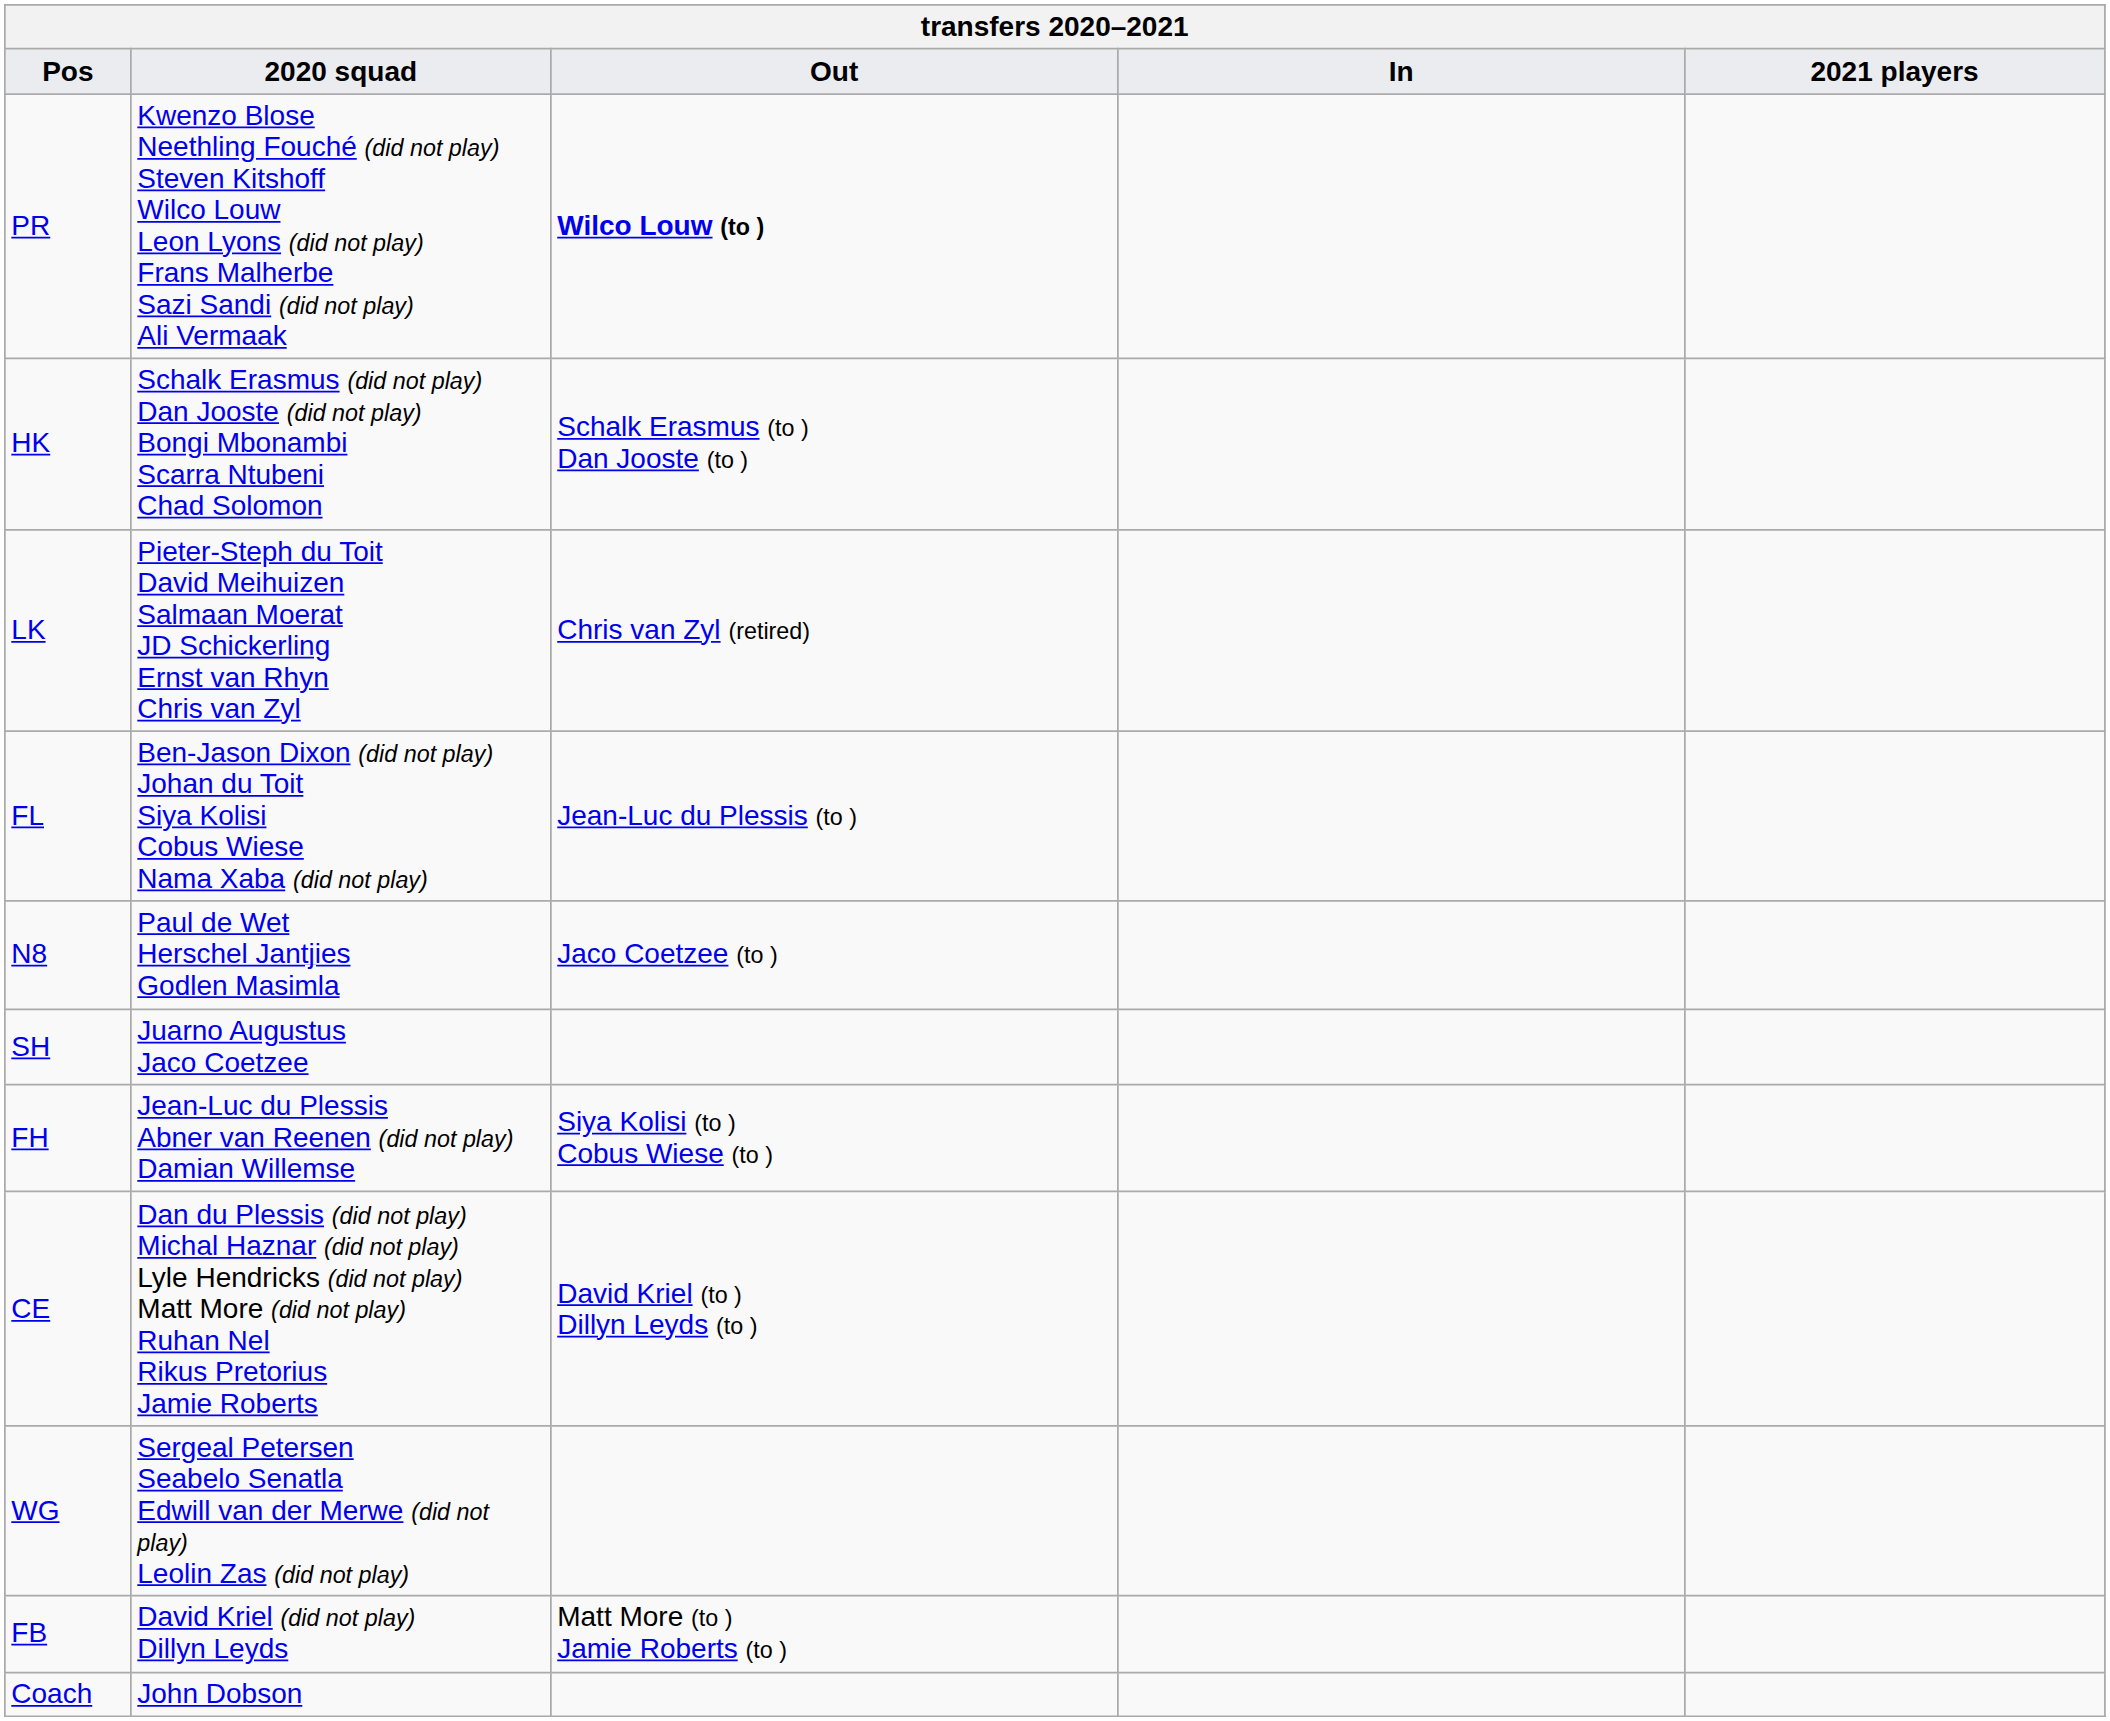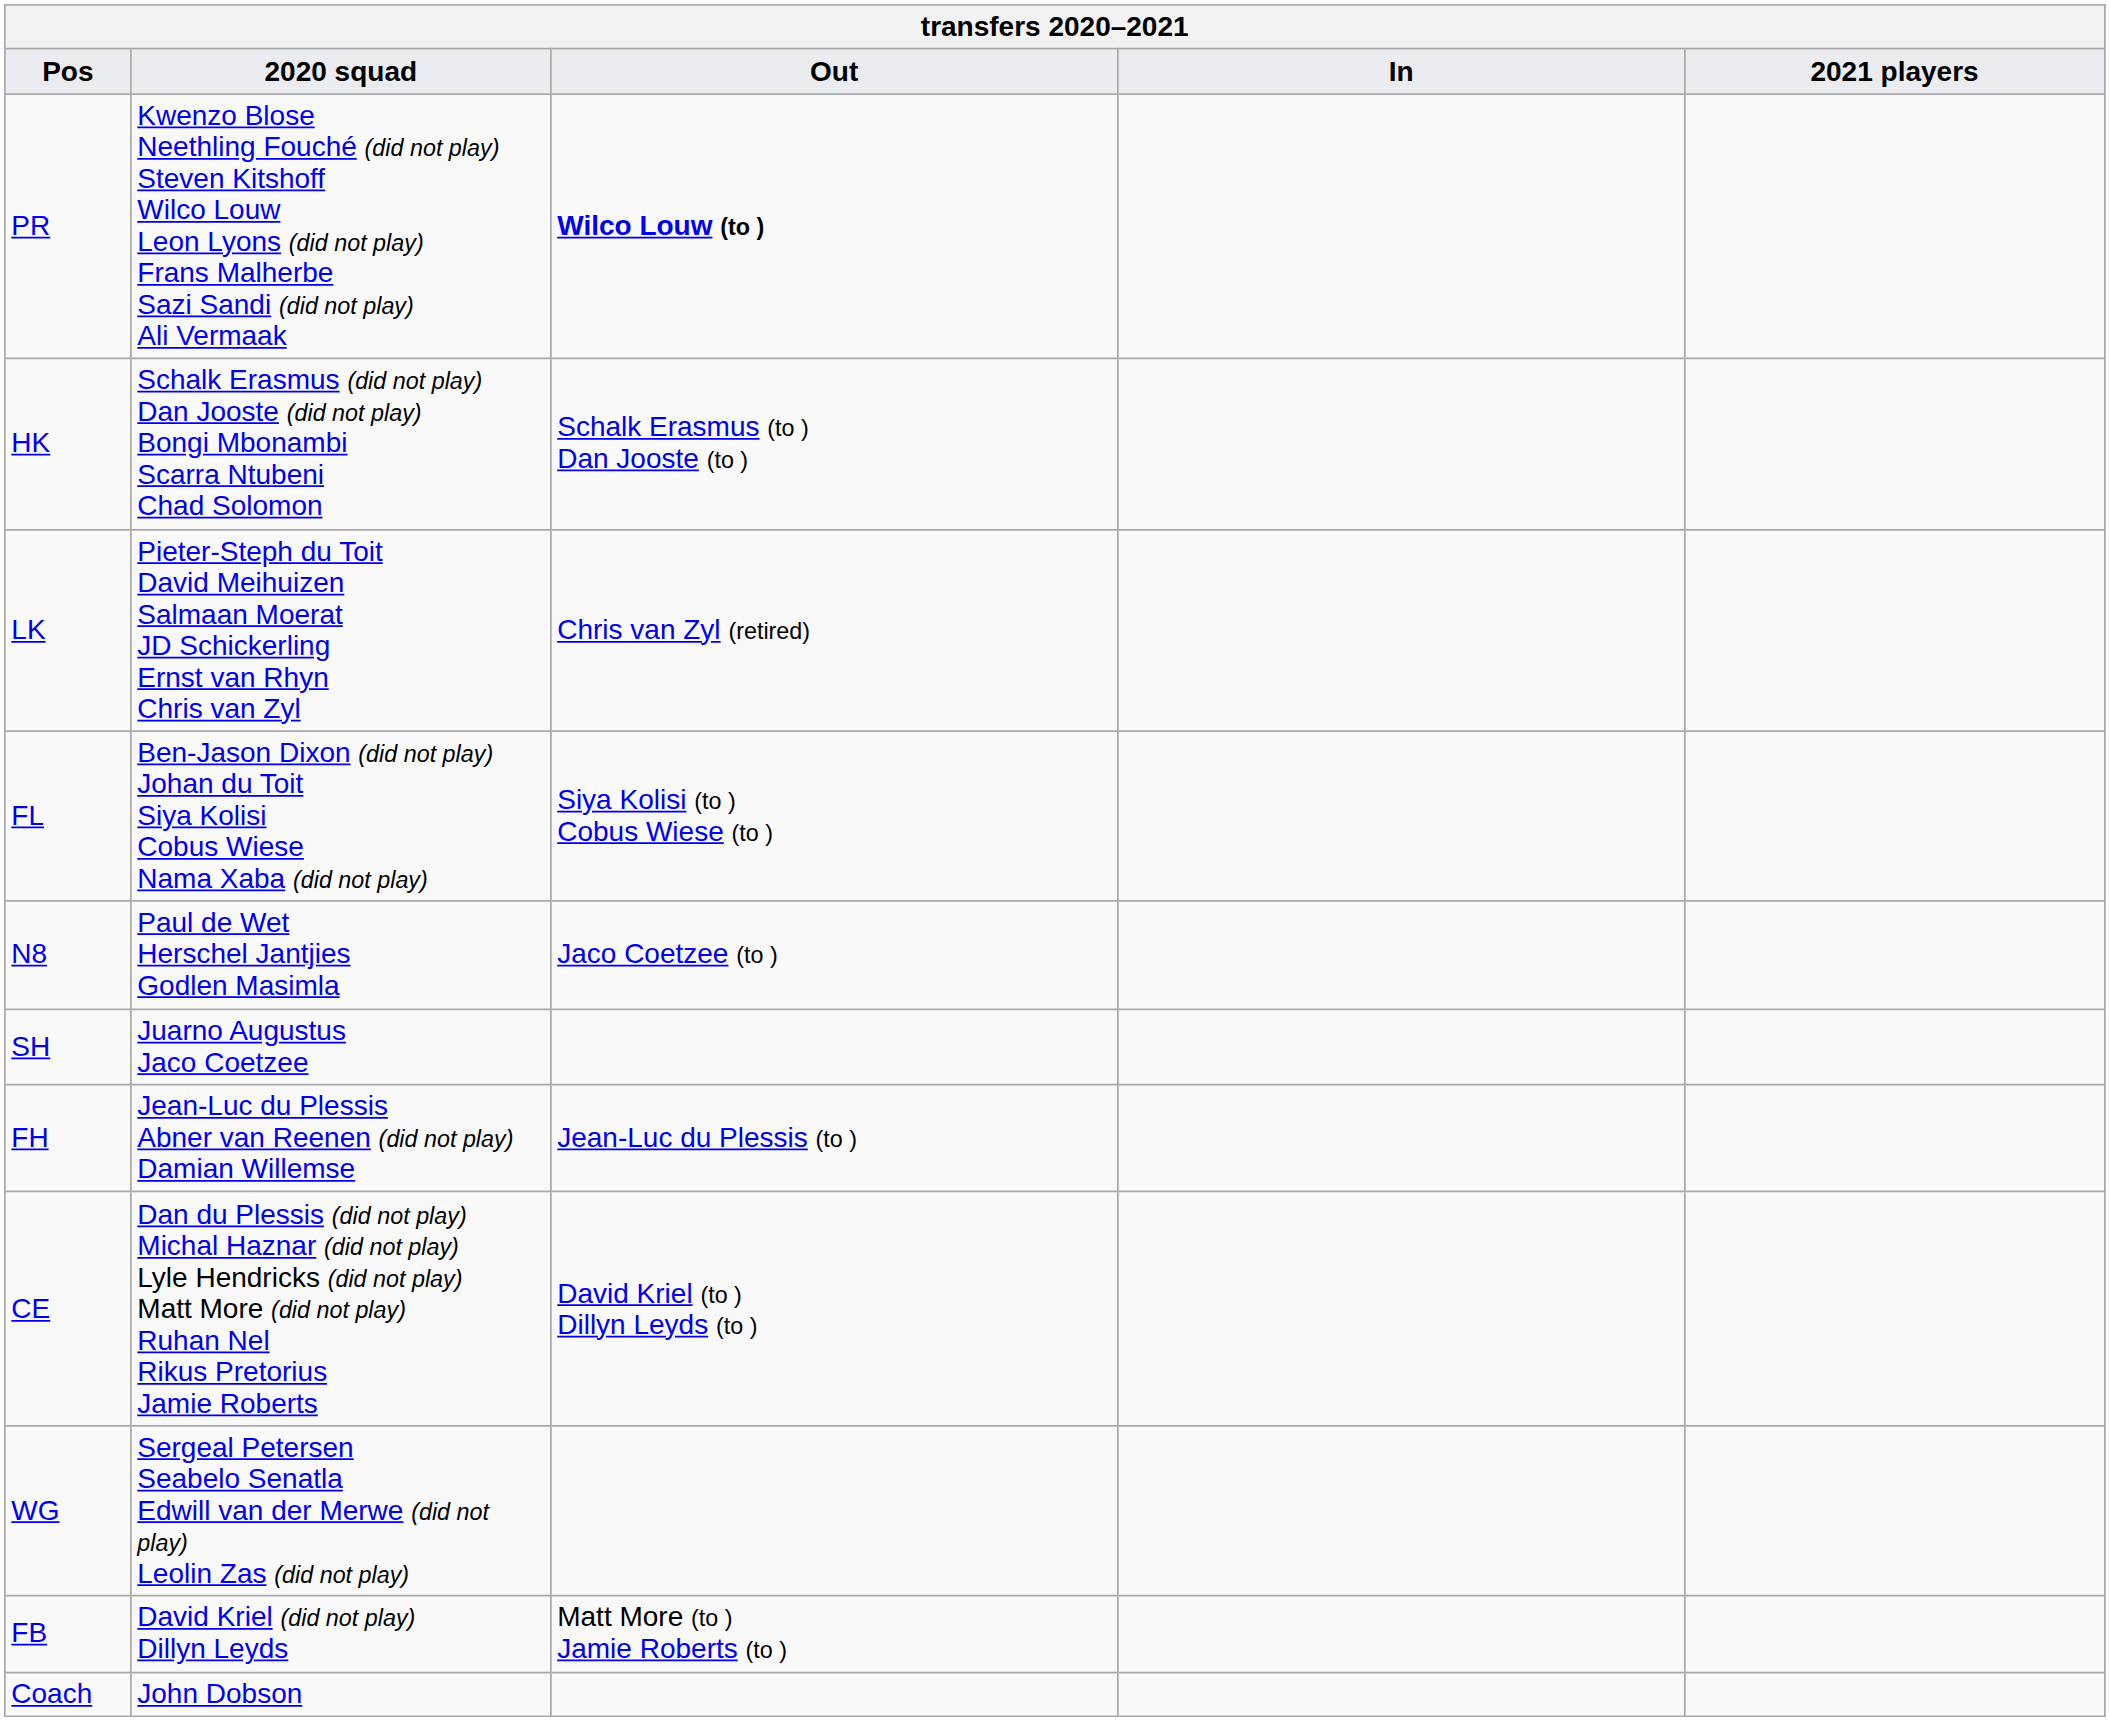(707, 815) Jean-Luc du Plessis (to ) -> (665, 815) Siya Kolisi (to ) Cobus Wiese (to )
(665, 1137) Siya Kolisi (to ) Cobus Wiese (to ) -> (707, 1137) Jean-Luc du Plessis (to )
